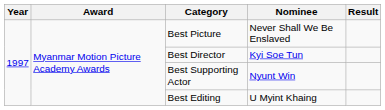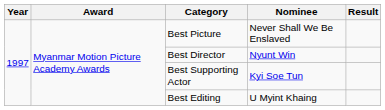(276, 54) Kyi Soe Tun -> (272, 54) Nyunt Win
(272, 76) Nyunt Win -> (276, 76) Kyi Soe Tun
